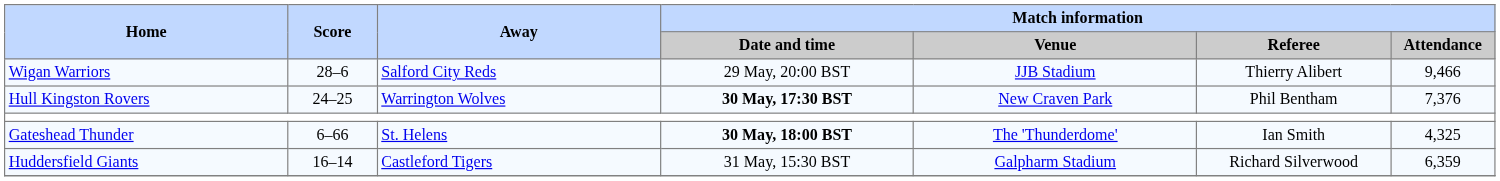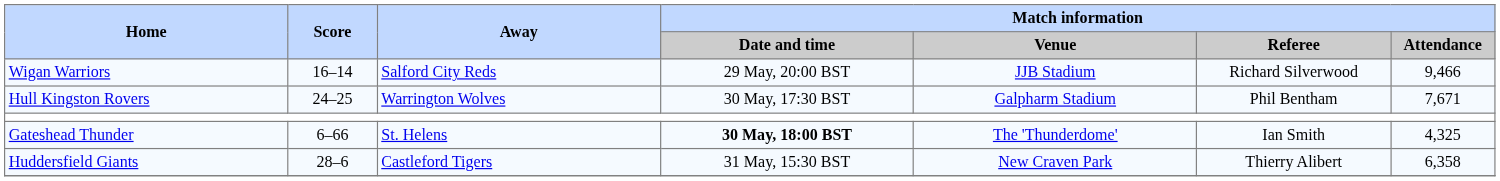(332, 72) 28–6 -> (332, 72) 16–14
(1294, 72) Thierry Alibert -> (1294, 72) Richard Silverwood
(787, 99) bold -> (787, 99) normal
(1055, 99) New Craven Park -> (1055, 99) Galpharm Stadium
(1443, 99) 7,376 -> (1443, 99) 7,671
(332, 162) 16–14 -> (332, 162) 28–6
(1055, 162) Galpharm Stadium -> (1055, 162) New Craven Park
(1294, 162) Richard Silverwood -> (1294, 162) Thierry Alibert
(1443, 162) 6,359 -> (1443, 162) 6,358
